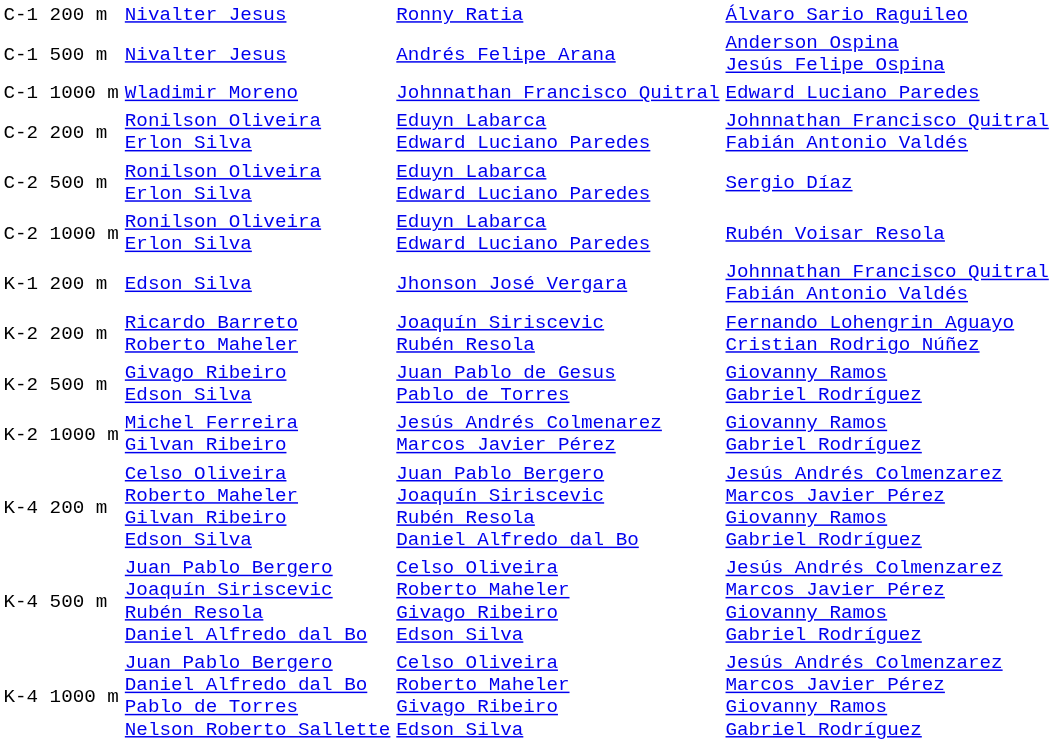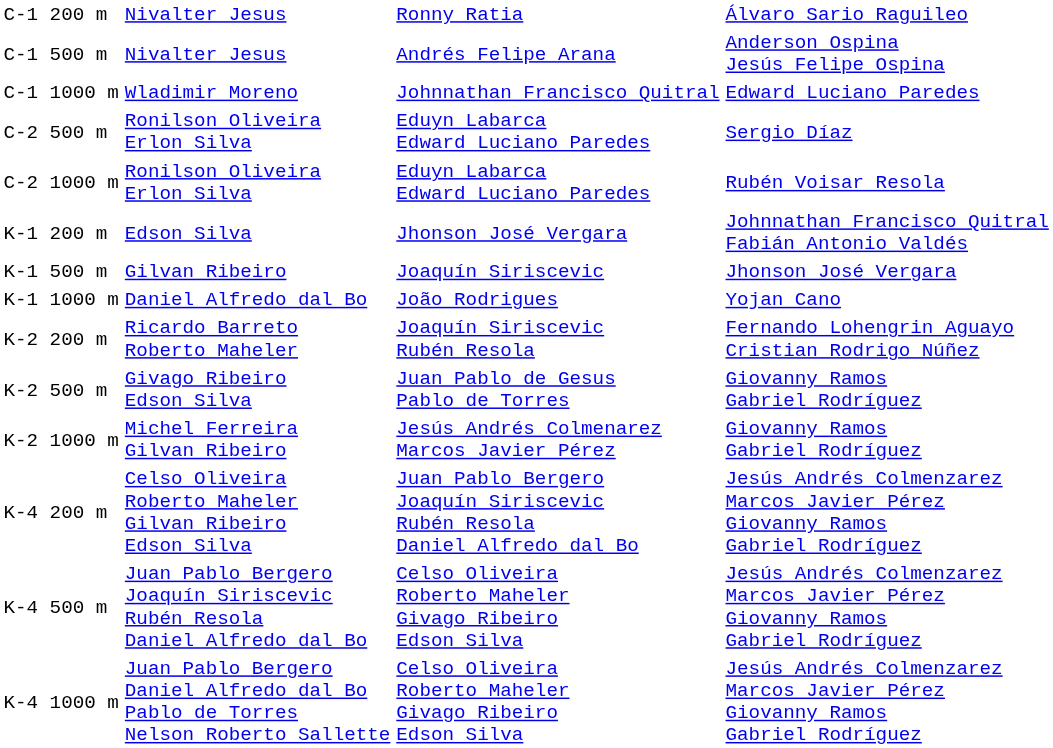- row: (55, 132)
+ row: (55, 272)
+ row: (61, 300)
